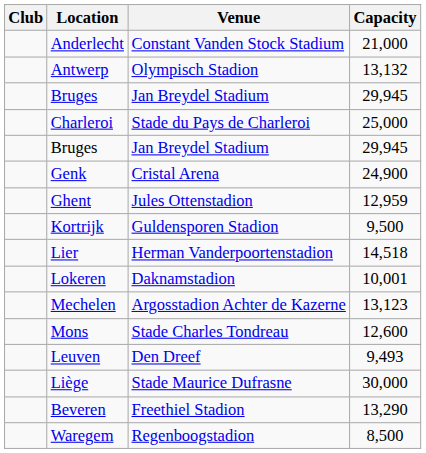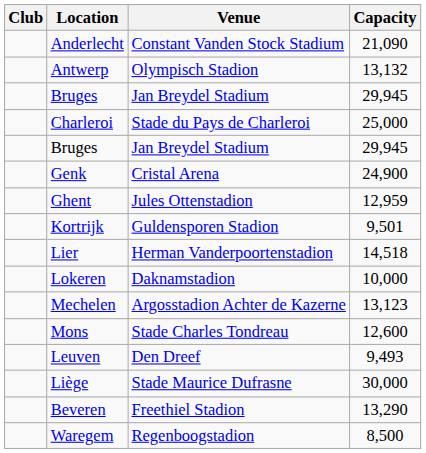(385, 43) 21,000 -> (385, 43) 21,090
(385, 226) 9,500 -> (385, 226) 9,501
(385, 278) 10,001 -> (385, 278) 10,000
